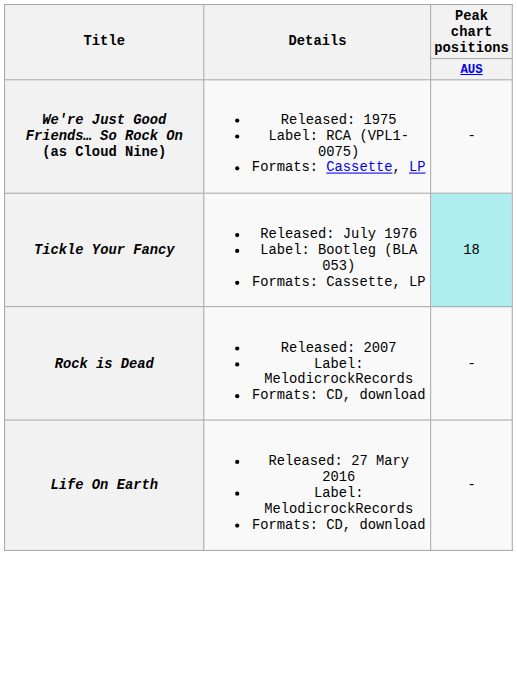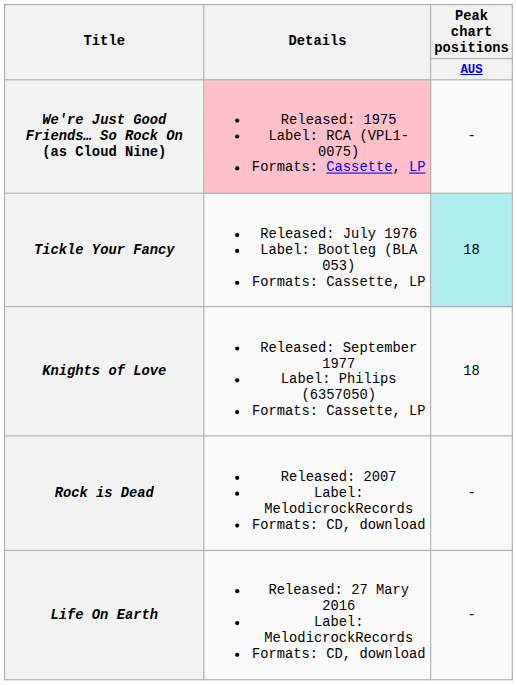(318, 144) no background -> (318, 144) pink background
+ row: (104, 372)
